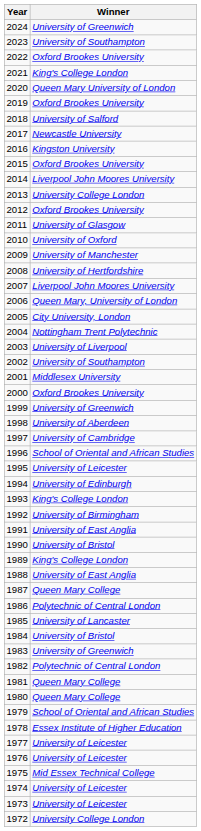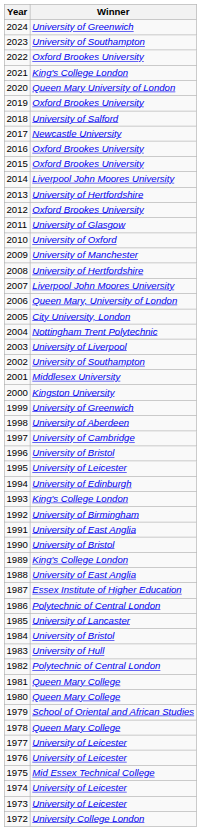(73, 149) Kingston University -> (88, 149) Oxford Brookes University
(88, 194) University College London -> (88, 194) University of Hertfordshire
(88, 392) Oxford Brookes University -> (73, 392) Kingston University
(113, 453) School of Oriental and African Studies -> (73, 453) University of Bristol
(76, 590) Queen Mary College -> (107, 590) Essex Institute of Higher Education
(83, 651) University of Greenwich -> (68, 651) University of Hull
(107, 727) Essex Institute of Higher Education -> (76, 727) Queen Mary College
